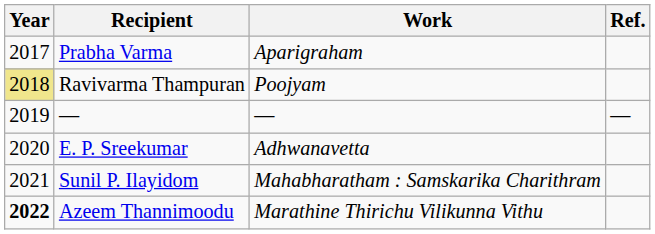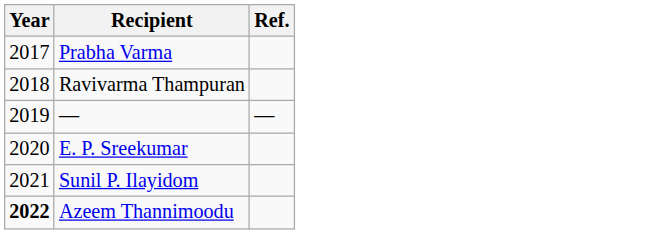- column: (428, 20)
(29, 84) khaki background -> (29, 84) no background
